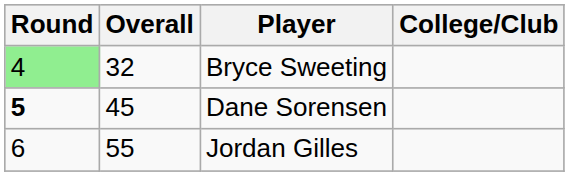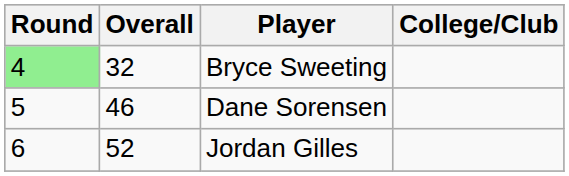(18, 107) bold -> (18, 107) normal
(120, 107) 45 -> (120, 107) 46
(120, 149) 55 -> (120, 149) 52
